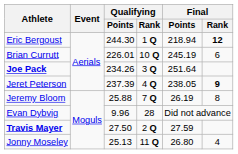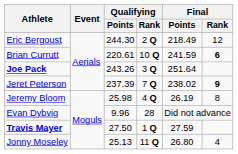(149, 40) 1 Q -> (149, 40) 2 Q
(182, 40) 218.94 -> (182, 40) 218.49
(217, 40) bold -> (217, 40) normal
(120, 55) 226.01 -> (120, 55) 220.61
(182, 55) 245.19 -> (182, 55) 241.59
(217, 55) normal -> (217, 55) bold
(120, 69) 234.26 -> (120, 69) 243.26
(149, 84) 4 Q -> (149, 84) 7 Q
(182, 84) 238.05 -> (182, 84) 238.02
(120, 99) 25.88 -> (120, 99) 25.98
(149, 99) 7 Q -> (149, 99) 4 Q
(149, 128) 2 Q -> (149, 128) 1 Q
